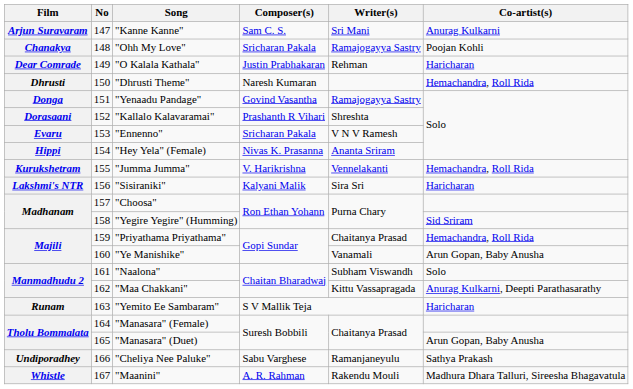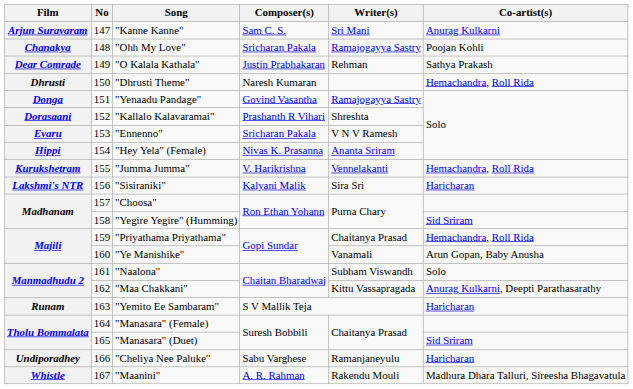(450, 64) Haricharan -> (459, 64) Sathya Prakash
(485, 340) Arun Gopan, Baby Anusha -> (449, 340) Sid Sriram
(459, 358) Sathya Prakash -> (450, 358) Haricharan
